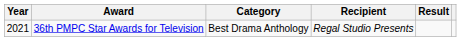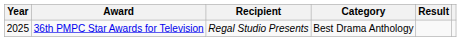columns swapped: (258, 12) <-> (363, 12)
(18, 28) 2021 -> (18, 28) 2025
